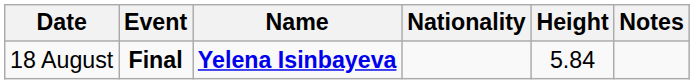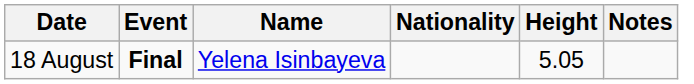(297, 59) bold -> (292, 59) normal
(573, 59) 5.84 -> (561, 59) 5.05
